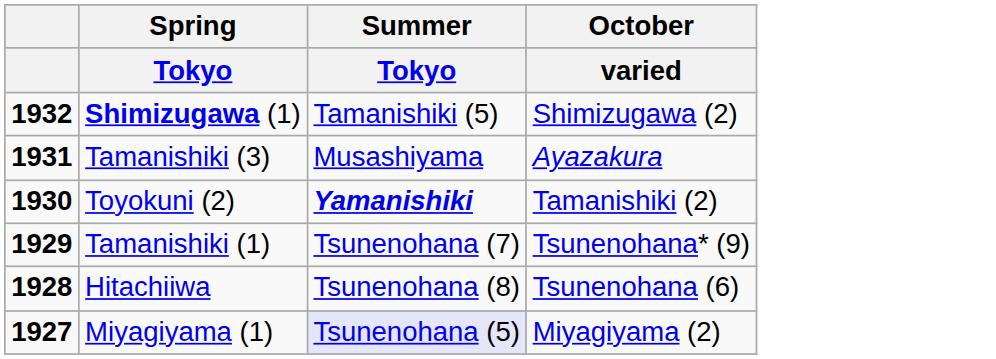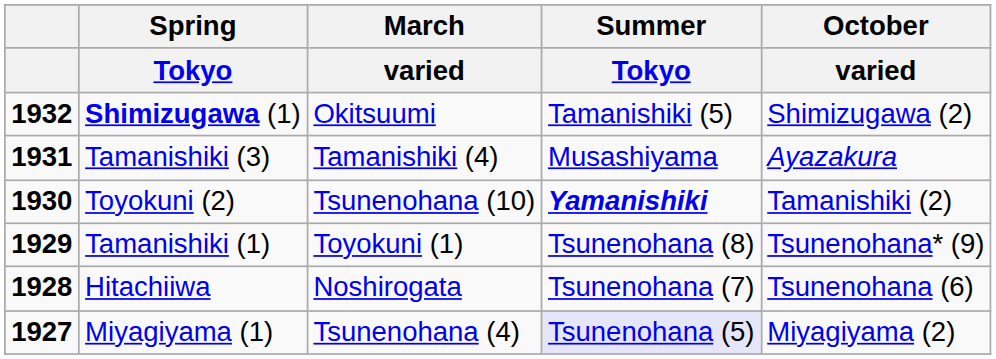+ column: (424, 69)
(417, 244) Tsunenohana (7) -> (651, 244) Tsunenohana (8)
(417, 288) Tsunenohana (8) -> (651, 288) Tsunenohana (7)
